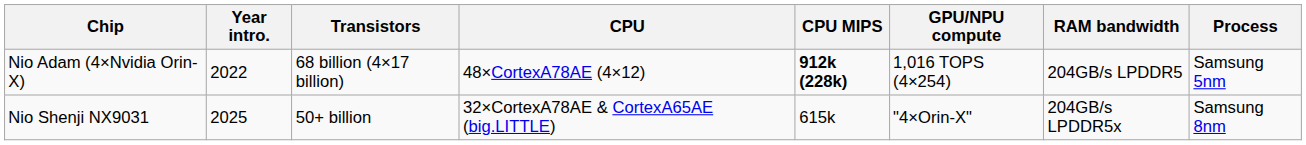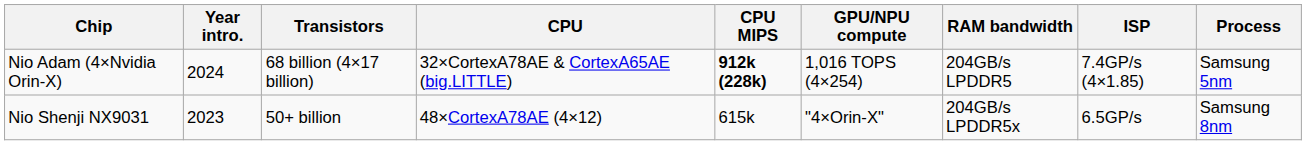+ column: (1137, 27)
(229, 72) 2022 -> (205, 72) 2024
(554, 72) 48×CortexA78AE (4×12) -> (545, 72) 32×CortexA78AE & CortexA65AE (big.LITTLE)
(229, 117) 2025 -> (205, 117) 2023
(588, 117) 32×CortexA78AE & CortexA65AE (big.LITTLE) -> (511, 117) 48×CortexA78AE (4×12)
